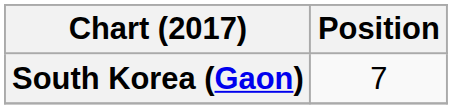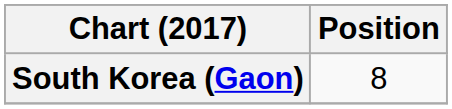(379, 77) 7 -> (379, 77) 8
